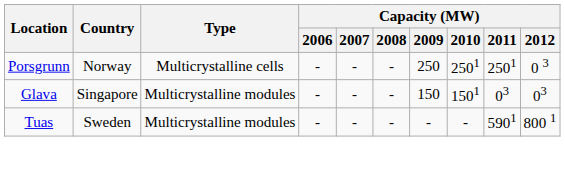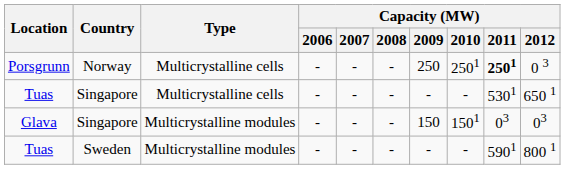(502, 66) normal -> (502, 66) bold
+ row: (39, 94)
